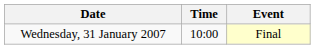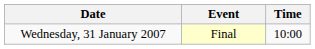columns swapped: (204, 14) <-> (268, 14)
